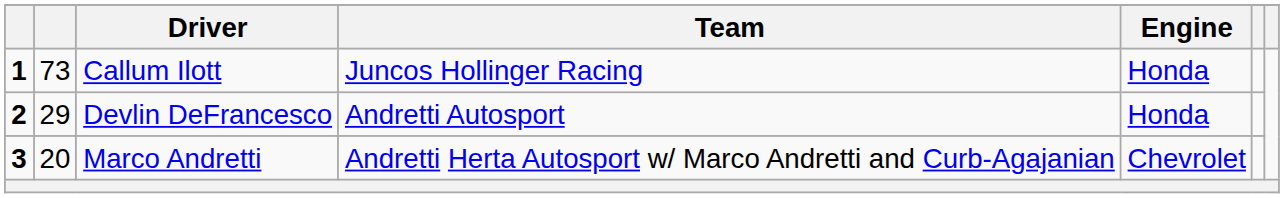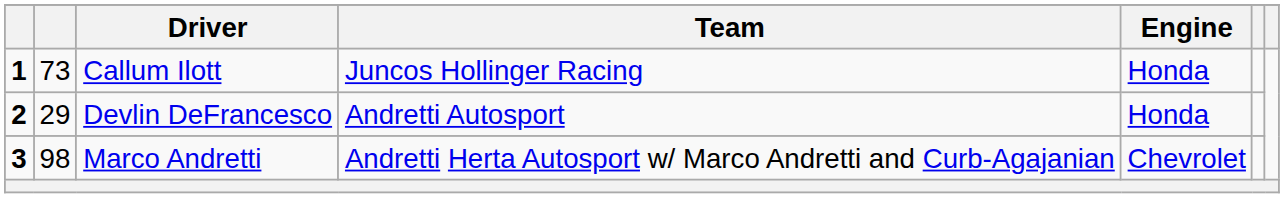(55, 158) 20 -> (55, 158) 98
